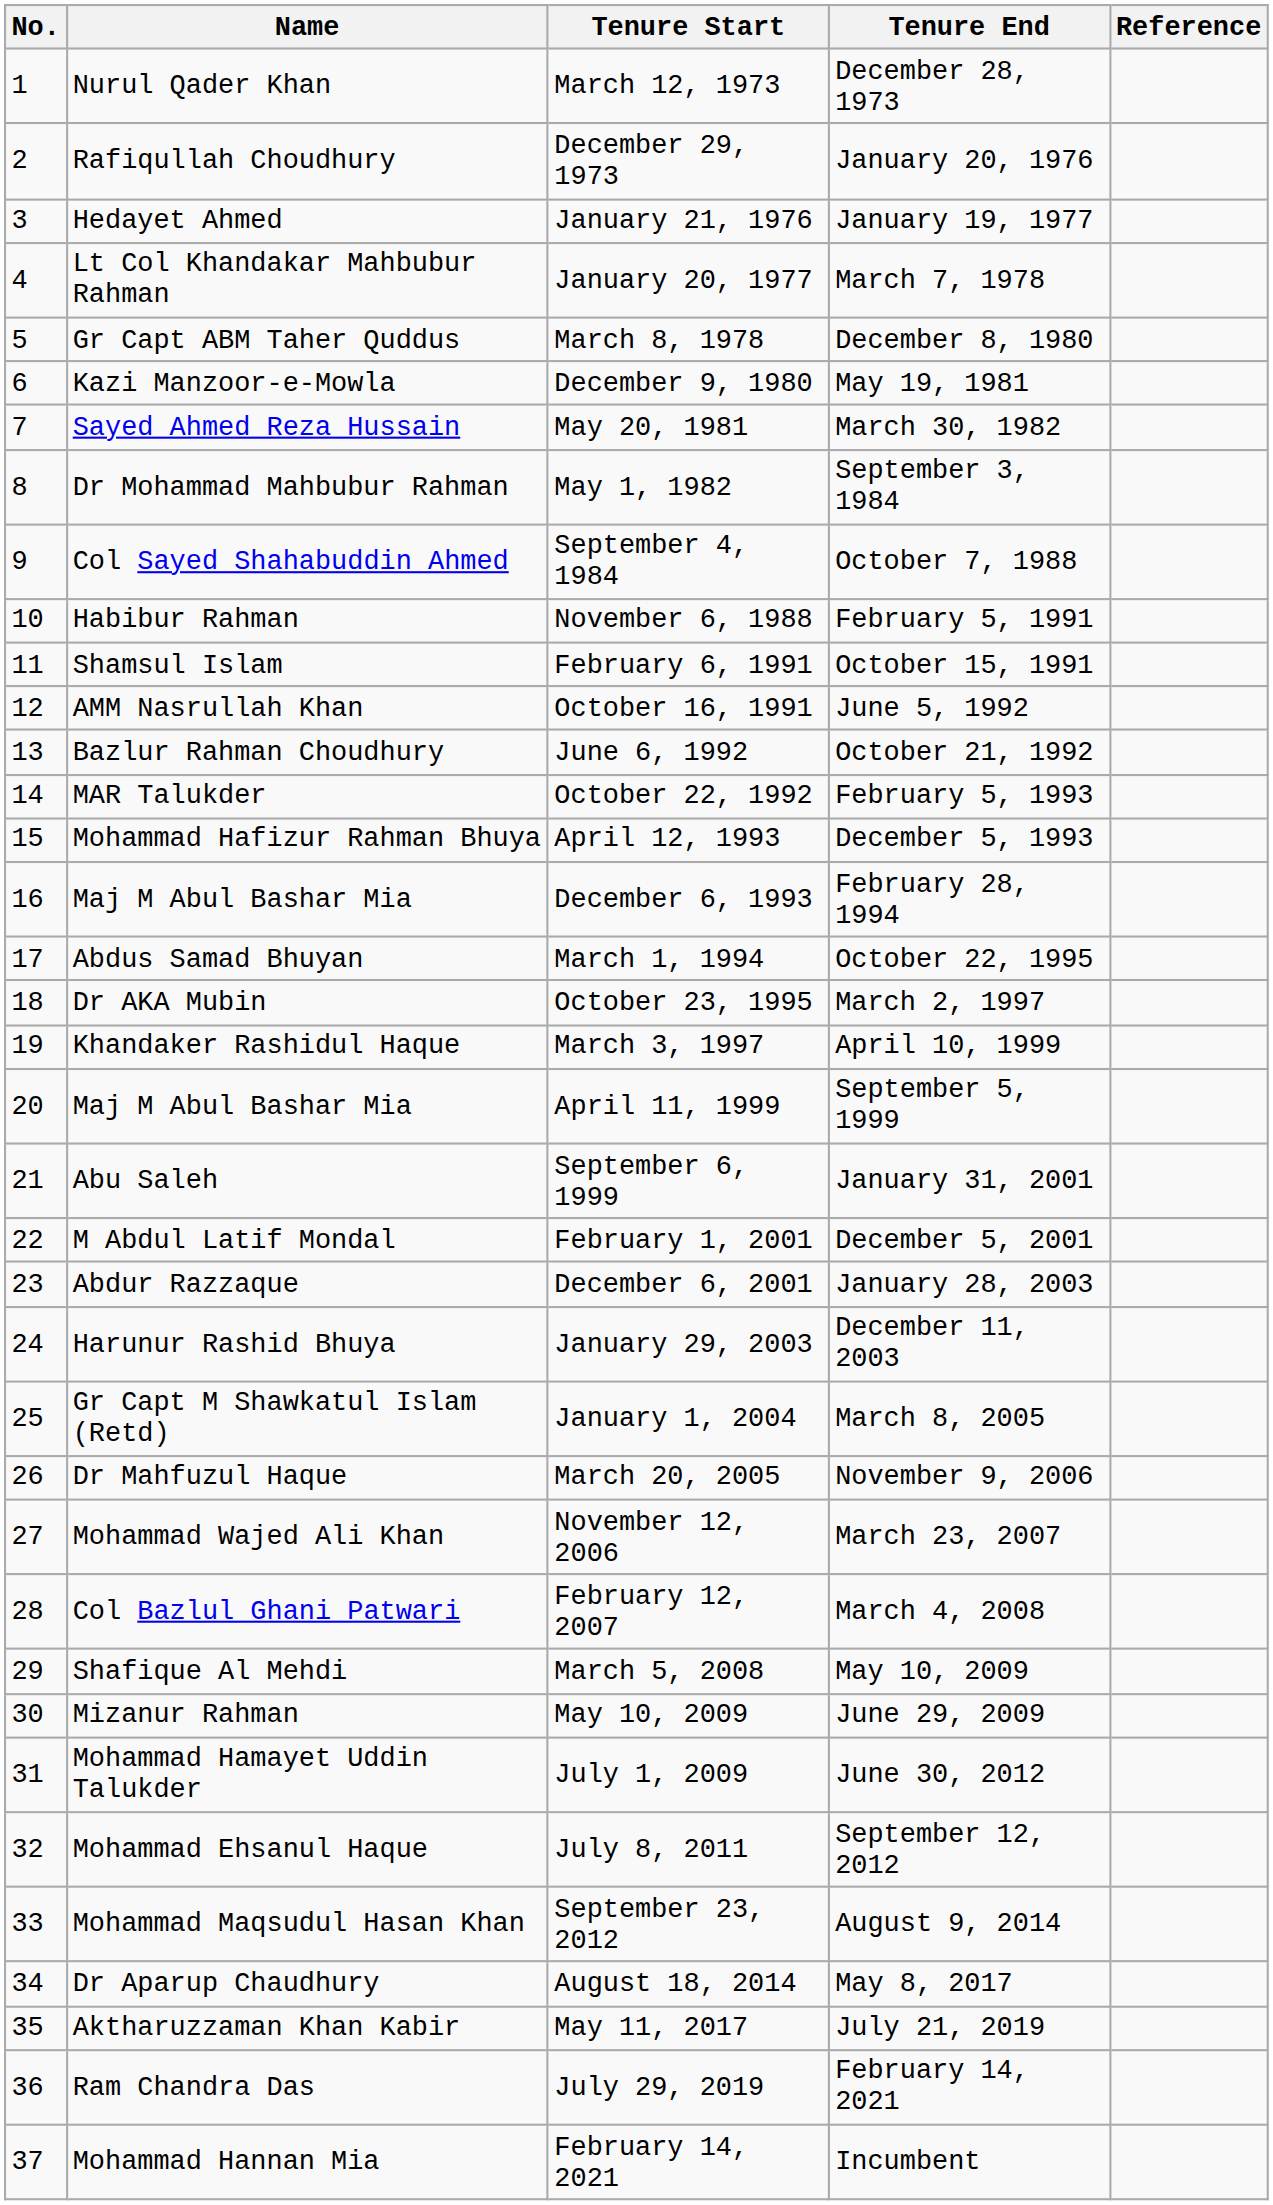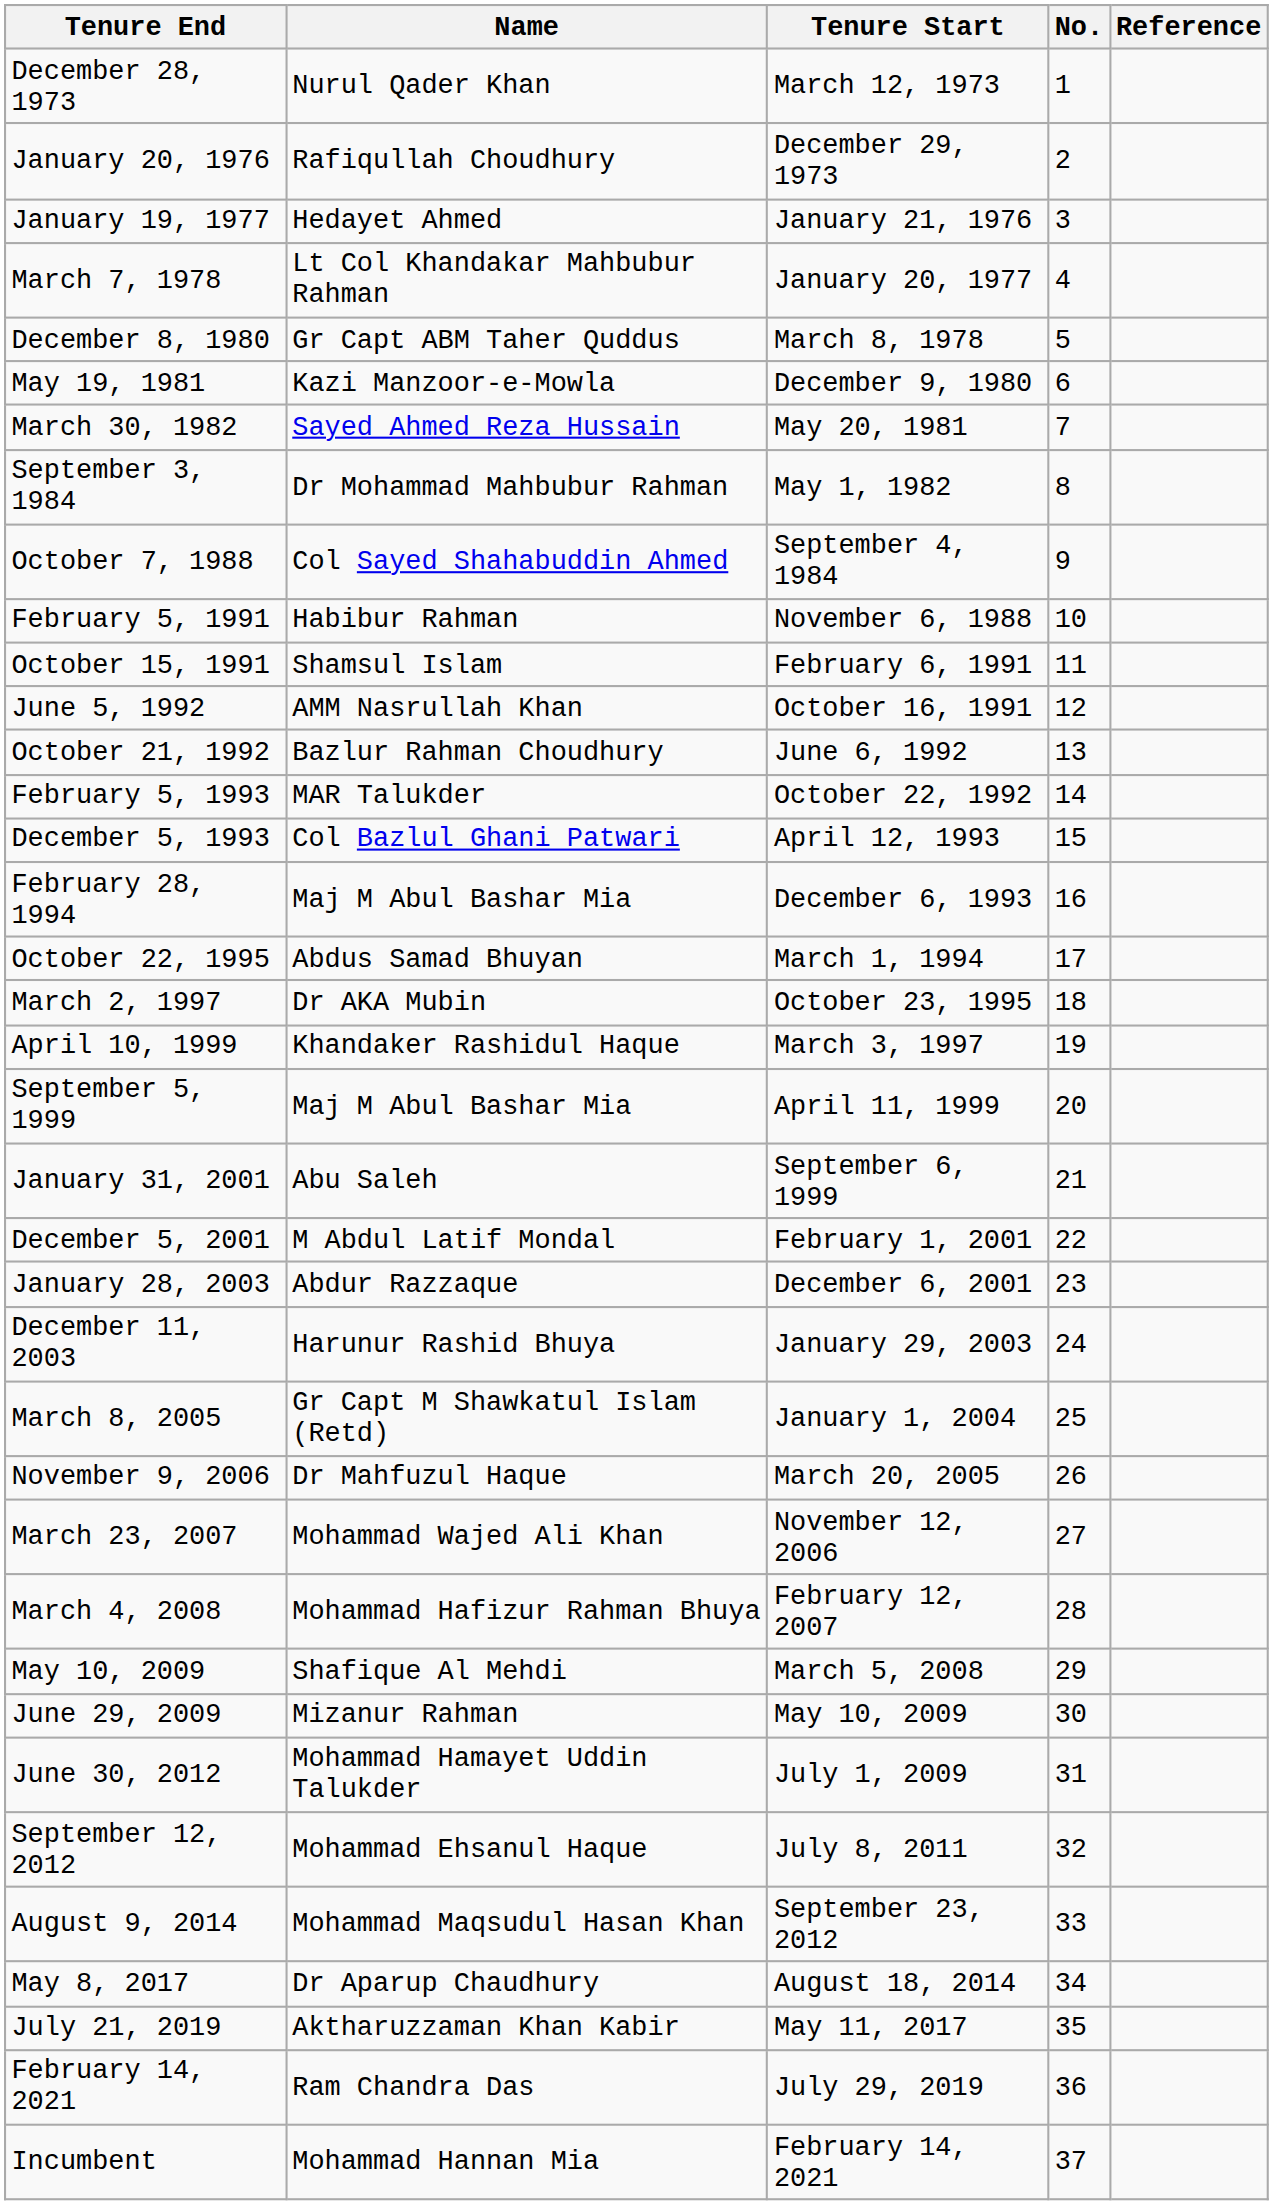columns swapped: (36, 27) <-> (969, 27)
(307, 840) Mohammad Hafizur Rahman Bhuya -> (486, 840) Col Bazlul Ghani Patwari
(267, 1612) Col Bazlul Ghani Patwari -> (526, 1612) Mohammad Hafizur Rahman Bhuya
